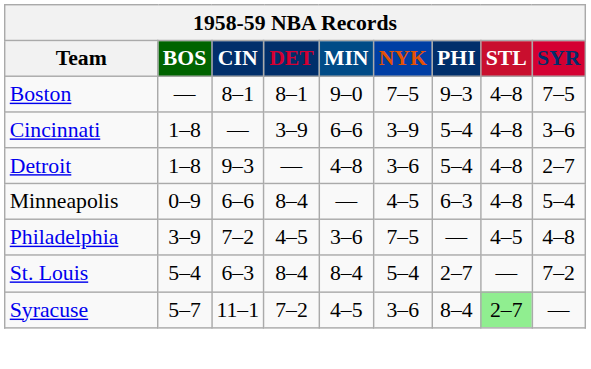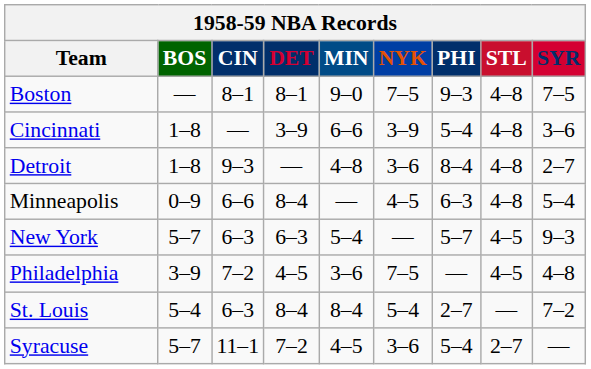(456, 165) 5–4 -> (456, 165) 8–4
+ row: (54, 237)
(456, 309) 8–4 -> (456, 345) 5–4
(506, 309) lightgreen background -> (506, 345) no background
